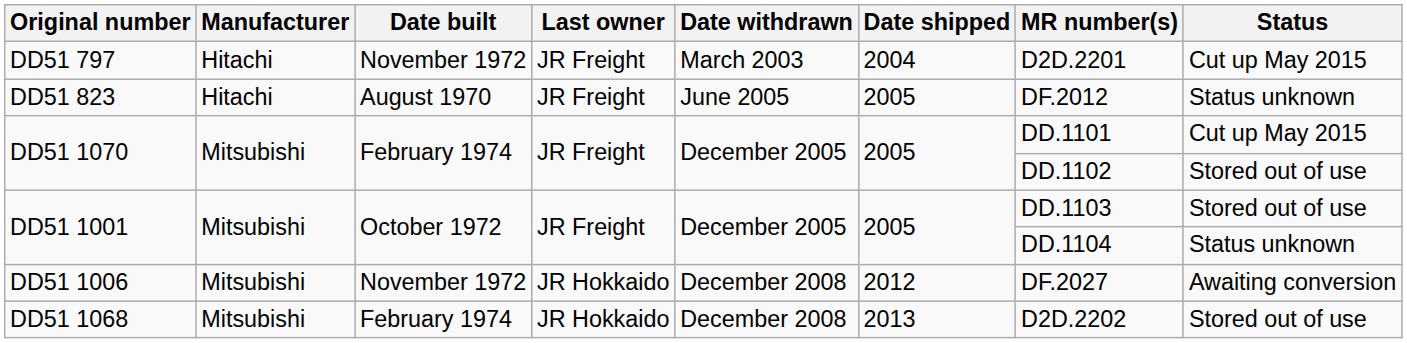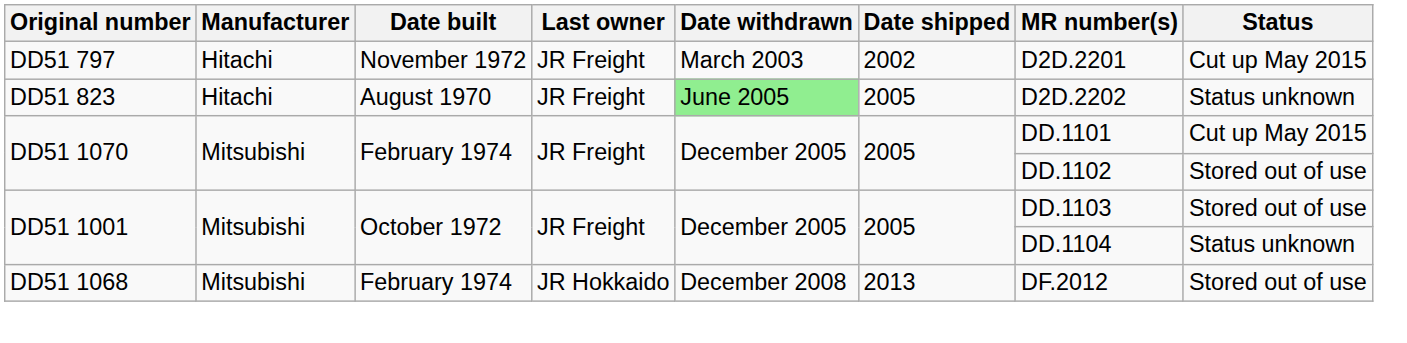(890, 60) 2004 -> (890, 60) 2002
(735, 97) no background -> (735, 97) lightgreen background
(1065, 97) DF.2012 -> (1074, 97) D2D.2202
- row: (69, 282)
(1074, 319) D2D.2202 -> (1065, 282) DF.2012
